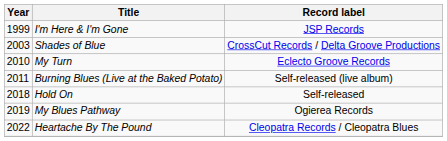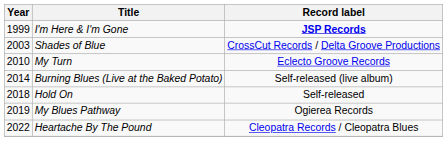(334, 29) normal -> (334, 29) bold
(18, 78) 2011 -> (18, 78) 2014
